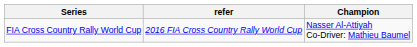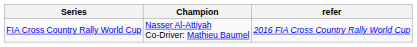columns swapped: (358, 11) <-> (224, 11)
